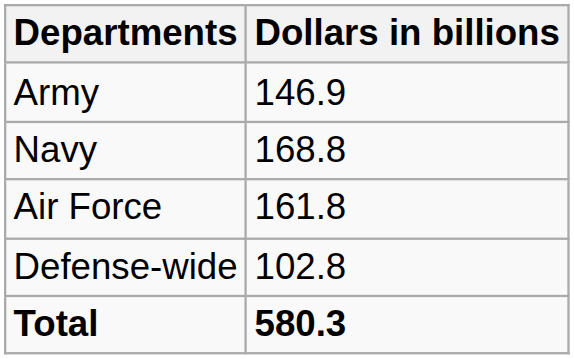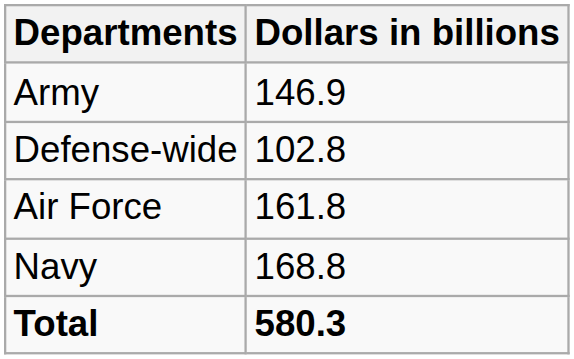rows swapped: (55, 149) <-> (126, 265)
